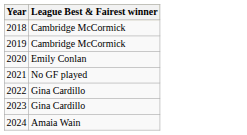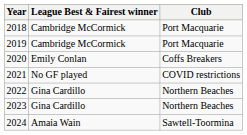+ column: (201, 12)
